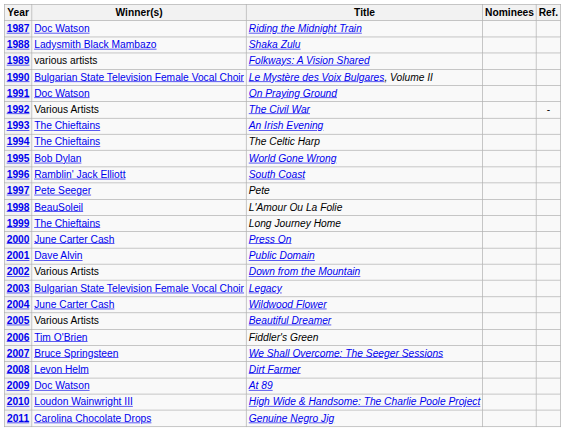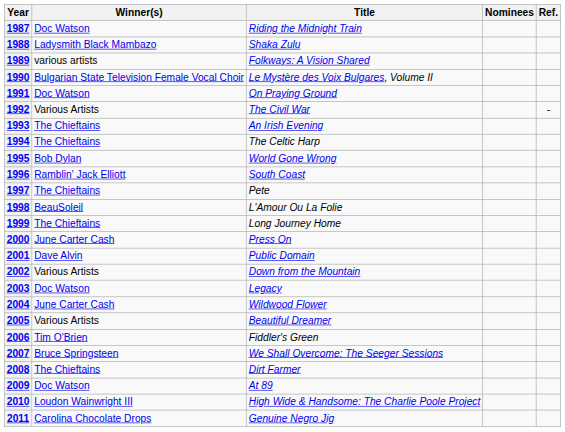(63, 191) Pete Seeger -> (67, 191) The Chieftains
(139, 288) Bulgarian State Television Female Vocal Choir -> (62, 288) Doc Watson
(62, 369) Levon Helm -> (67, 369) The Chieftains
